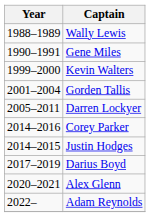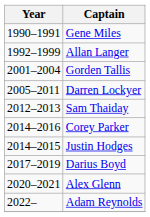- row: (96, 33)
+ row: (97, 52)
- row: (100, 71)
+ row: (97, 108)
